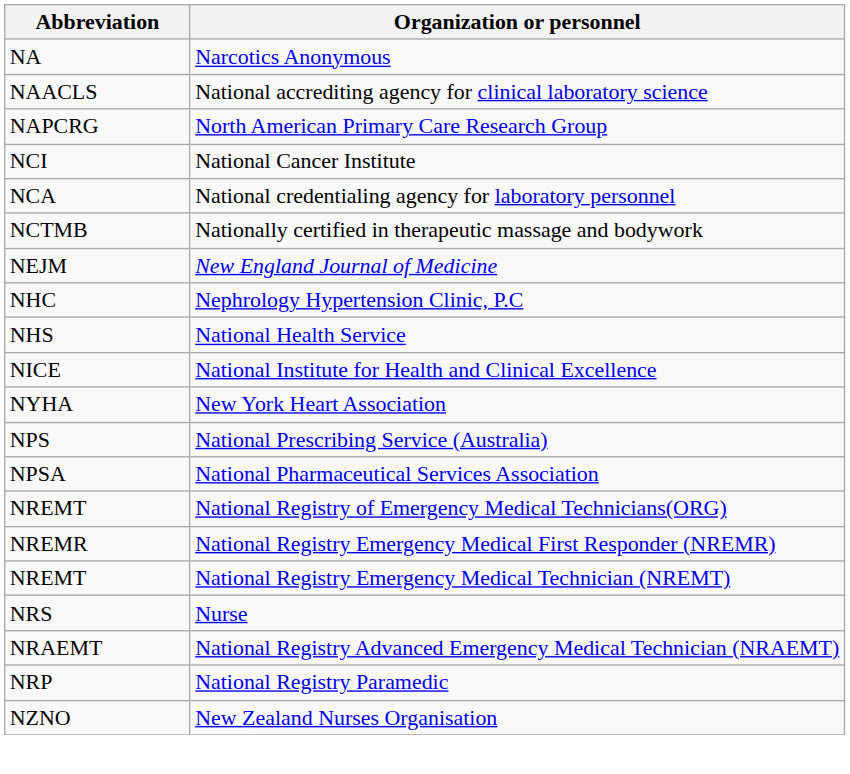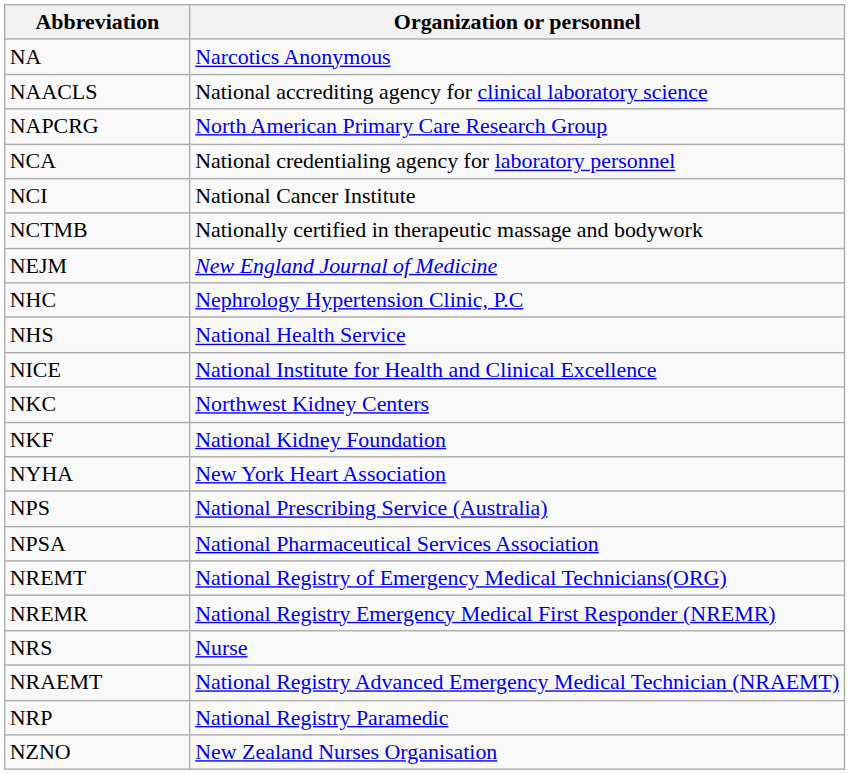rows swapped: (435, 195) <-> (305, 160)
+ row: (312, 404)
+ row: (321, 439)
- row: (463, 578)
